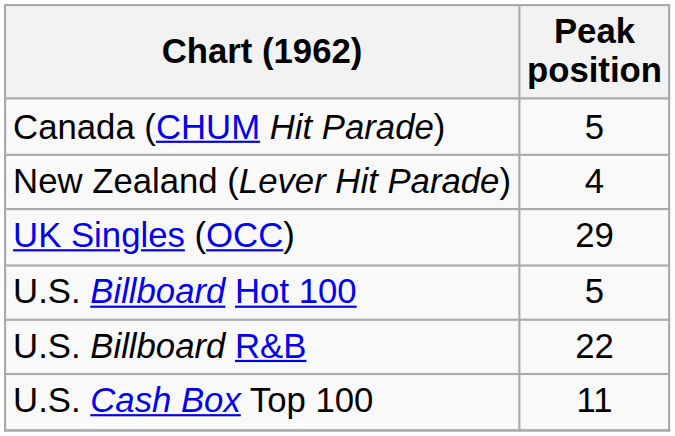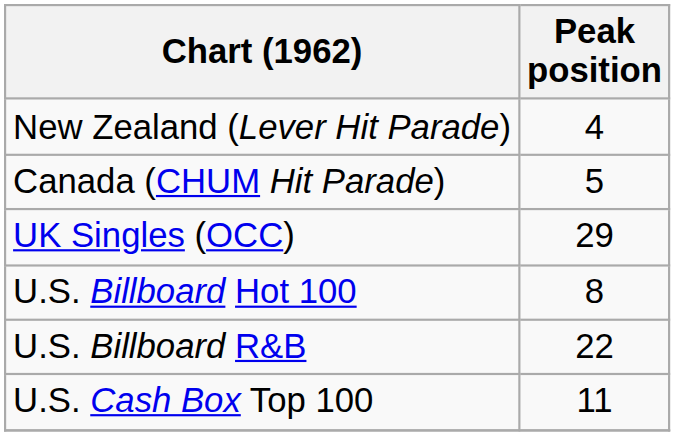rows swapped: (229, 126) <-> (262, 181)
(594, 291) 5 -> (594, 291) 8
